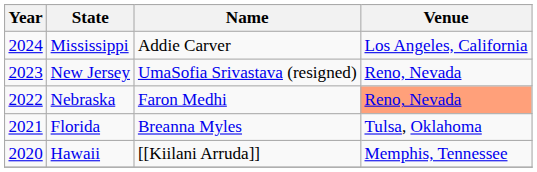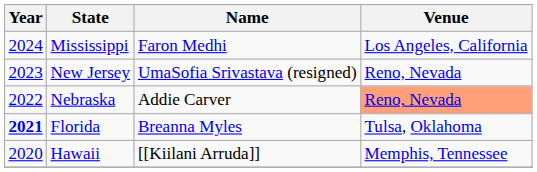(184, 45) Addie Carver -> (182, 45) Faron Medhi
(182, 99) Faron Medhi -> (184, 99) Addie Carver
(26, 126) normal -> (26, 126) bold
